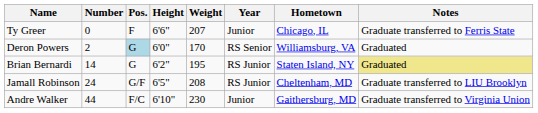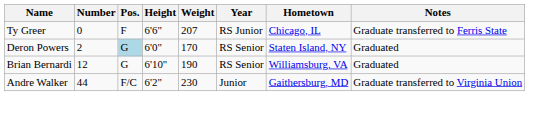(241, 30) Junior -> (241, 30) RS Junior
(316, 47) Williamsburg, VA -> (308, 47) Staten Island, NY
(90, 64) 14 -> (82, 64) 12
(161, 64) 6'2" -> (156, 64) 6'10"
(197, 64) 195 -> (189, 64) 190
(249, 64) RS Junior -> (242, 64) RS Senior
(315, 64) Staten Island, NY -> (308, 64) Williamsburg, VA
(384, 64) khaki background -> (376, 64) no background
- row: (43, 82)
(164, 99) 6'10" -> (153, 82) 6'2"
